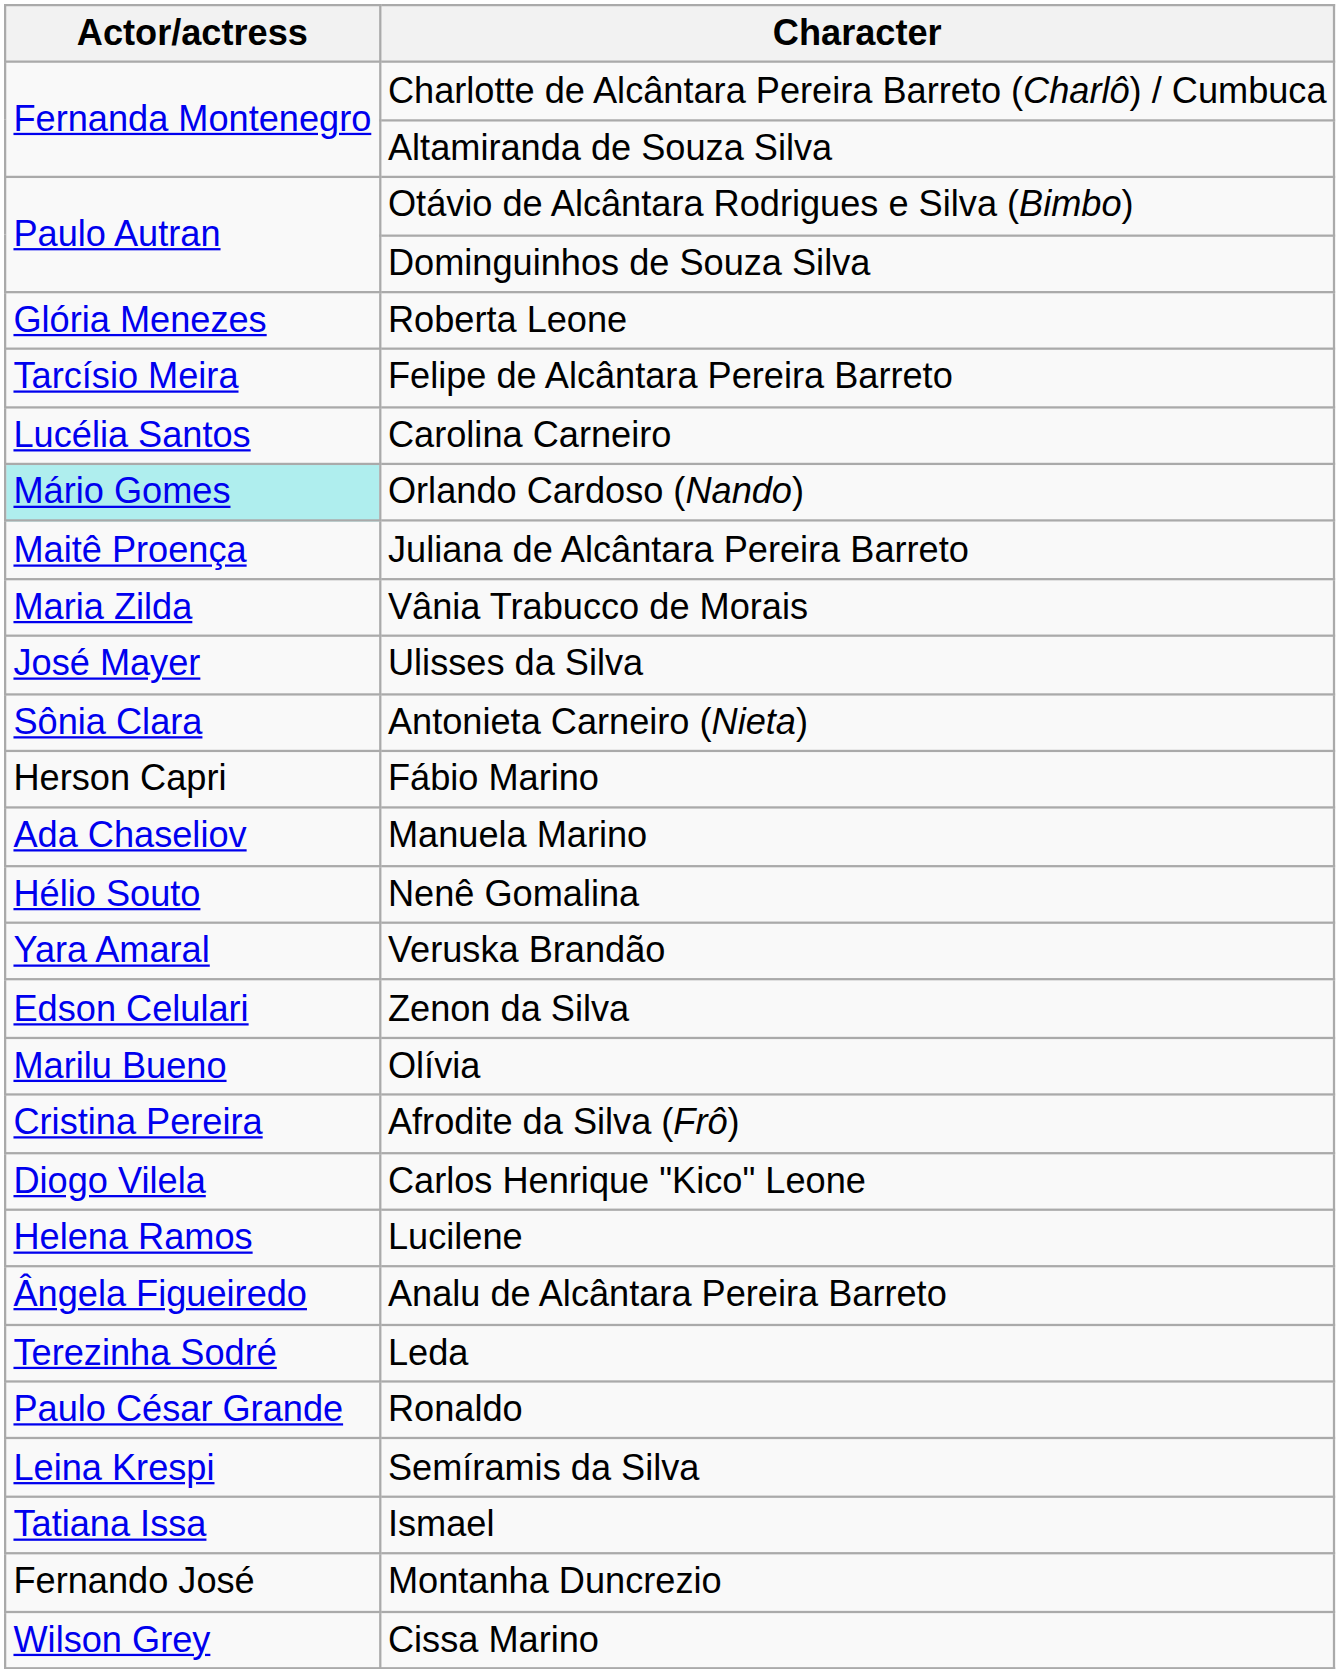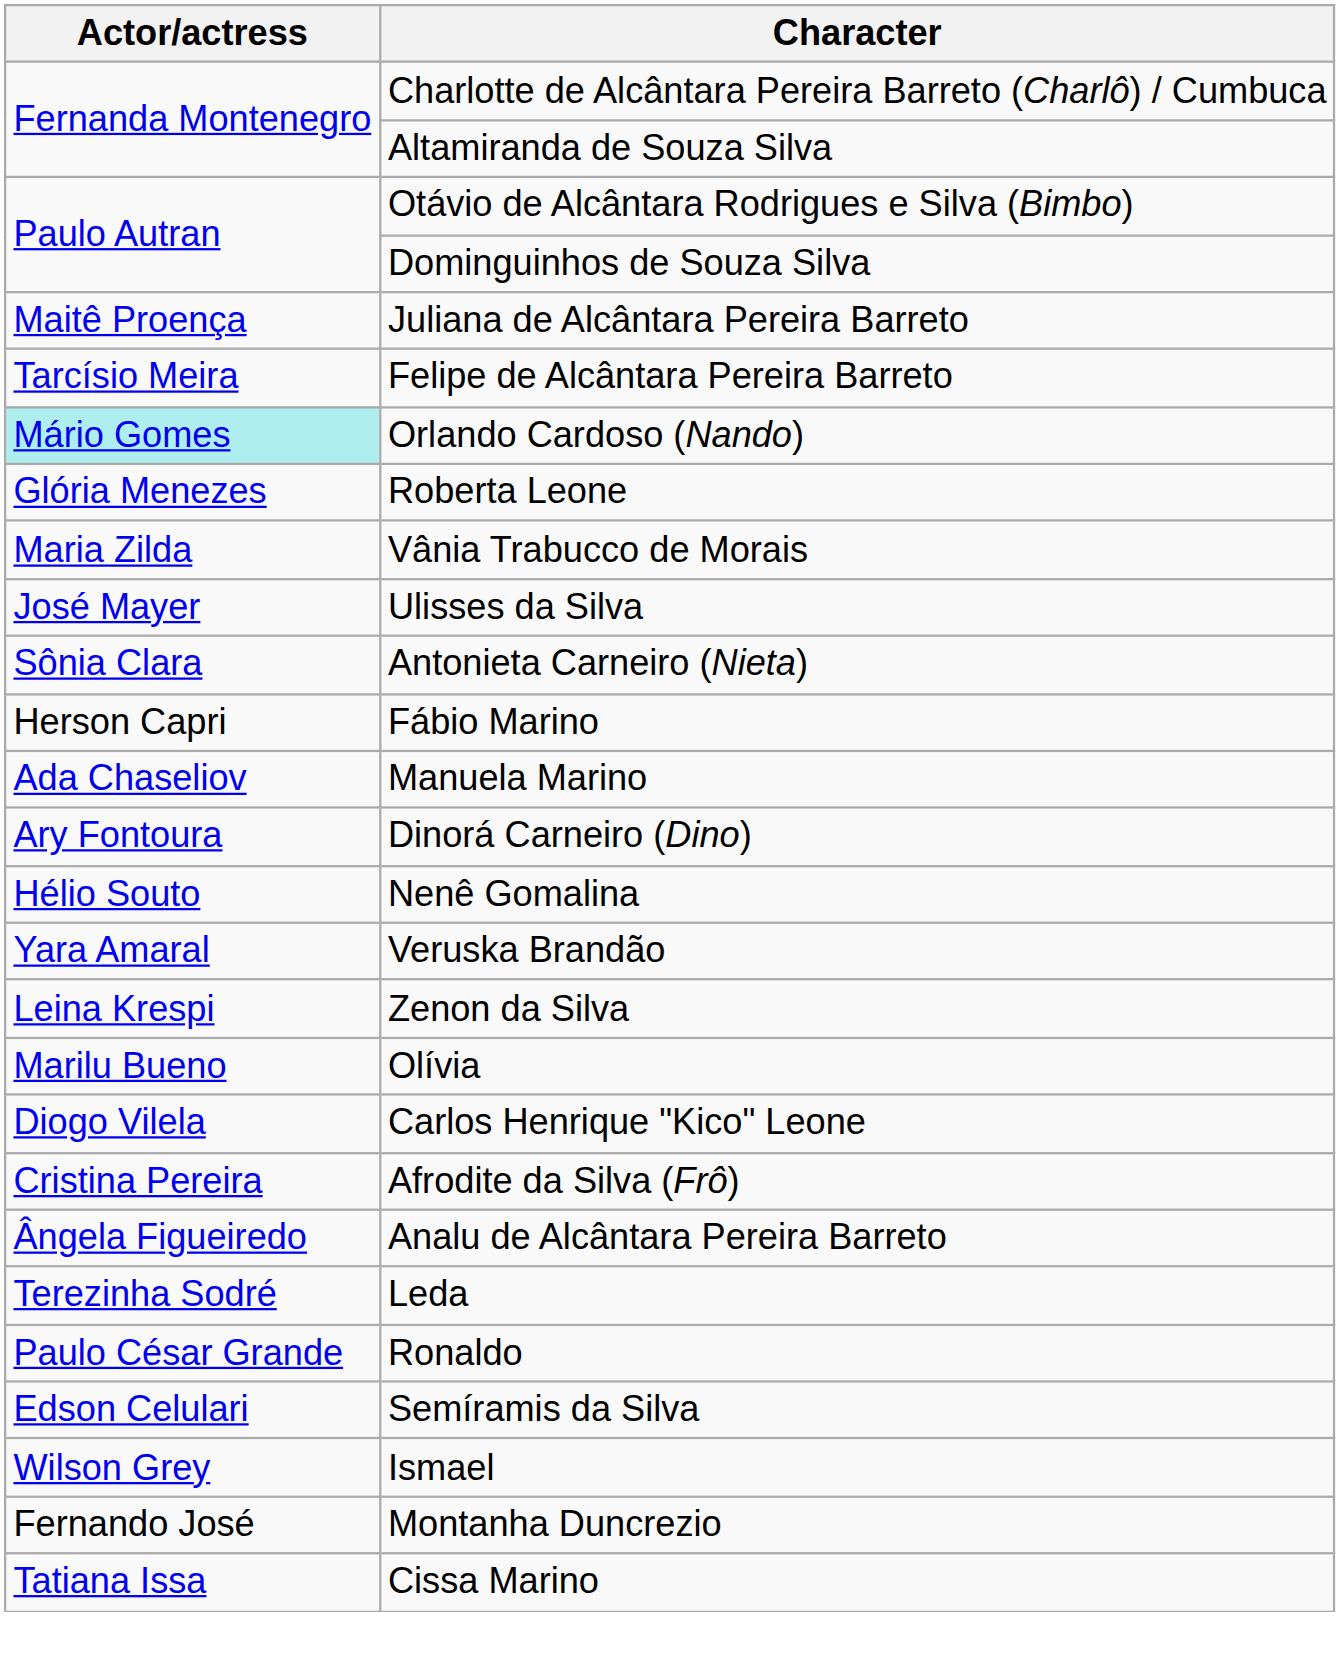rows swapped: (508, 319) <-> (678, 549)
- row: (530, 434)
+ row: (570, 836)
(131, 1008) Edson Celulari -> (114, 1008) Leina Krespi
rows swapped: (564, 1122) <-> (627, 1180)
- row: (455, 1237)
(114, 1466) Leina Krespi -> (131, 1409) Edson Celulari
(110, 1524) Tatiana Issa -> (112, 1466) Wilson Grey
(112, 1638) Wilson Grey -> (110, 1581) Tatiana Issa
